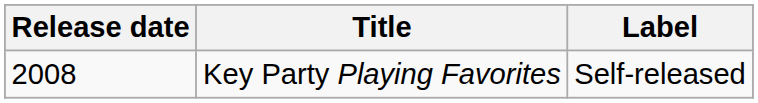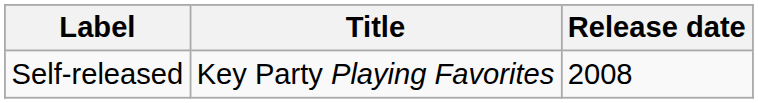columns swapped: (101, 27) <-> (660, 27)
